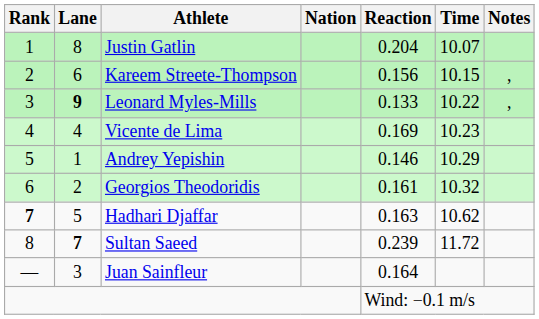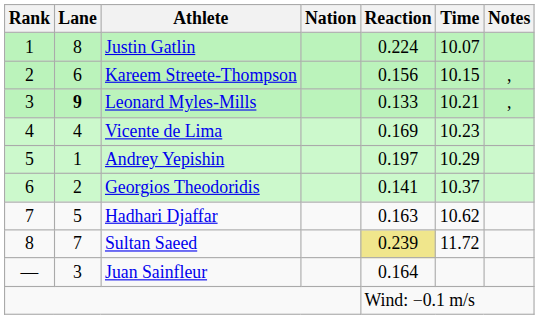(398, 46) 0.204 -> (398, 46) 0.224
(460, 103) 10.22 -> (460, 103) 10.21
(398, 159) 0.146 -> (398, 159) 0.197
(398, 187) 0.161 -> (398, 187) 0.141
(460, 187) 10.32 -> (460, 187) 10.37
(29, 215) bold -> (29, 215) normal
(78, 243) bold -> (78, 243) normal
(398, 243) no background -> (398, 243) khaki background
